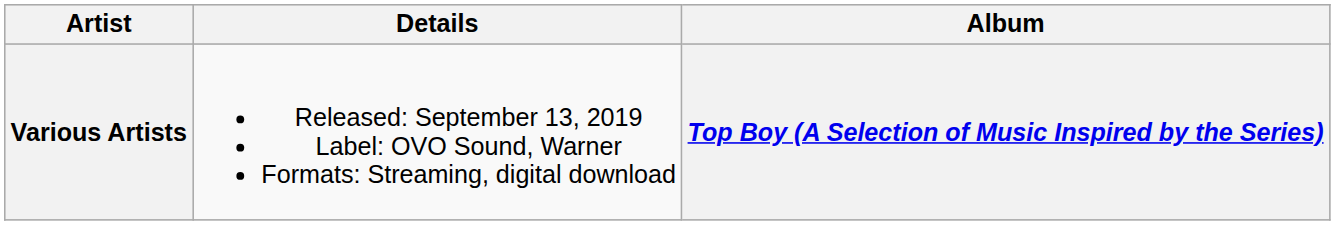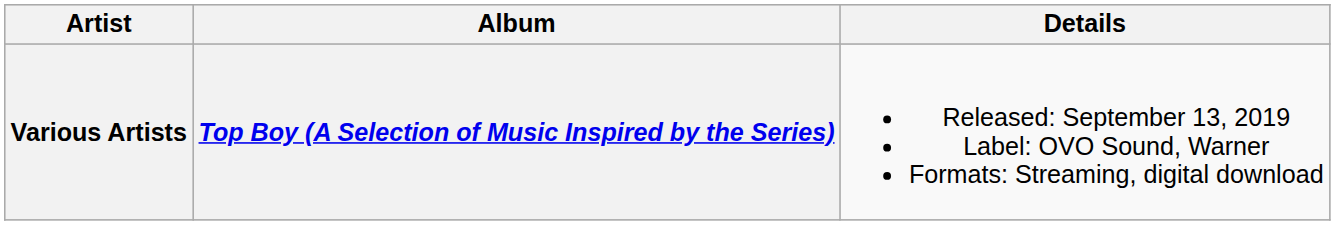columns swapped: (1006, 24) <-> (437, 24)
